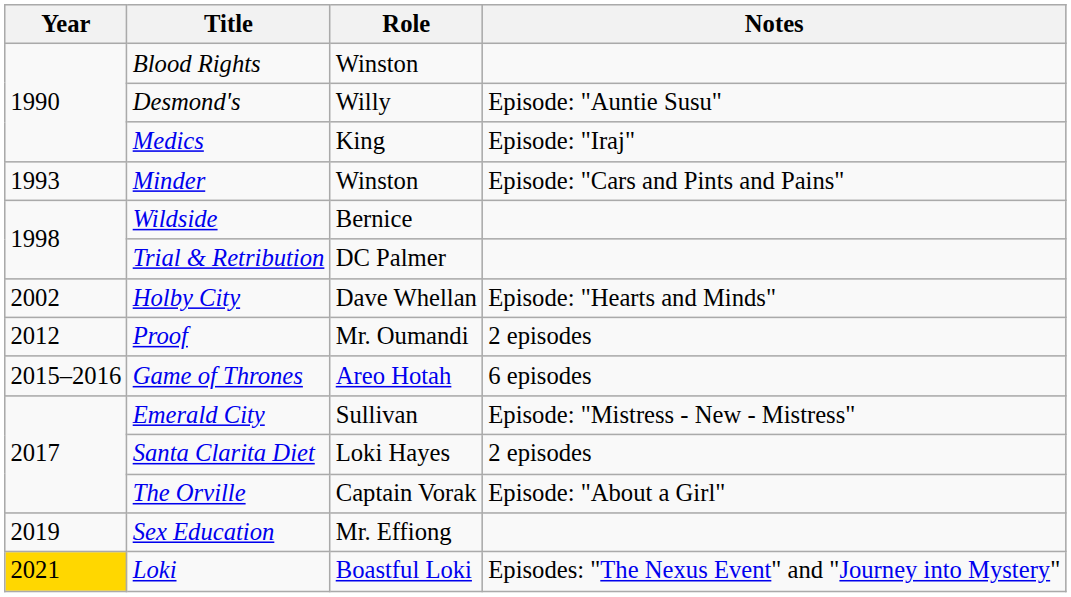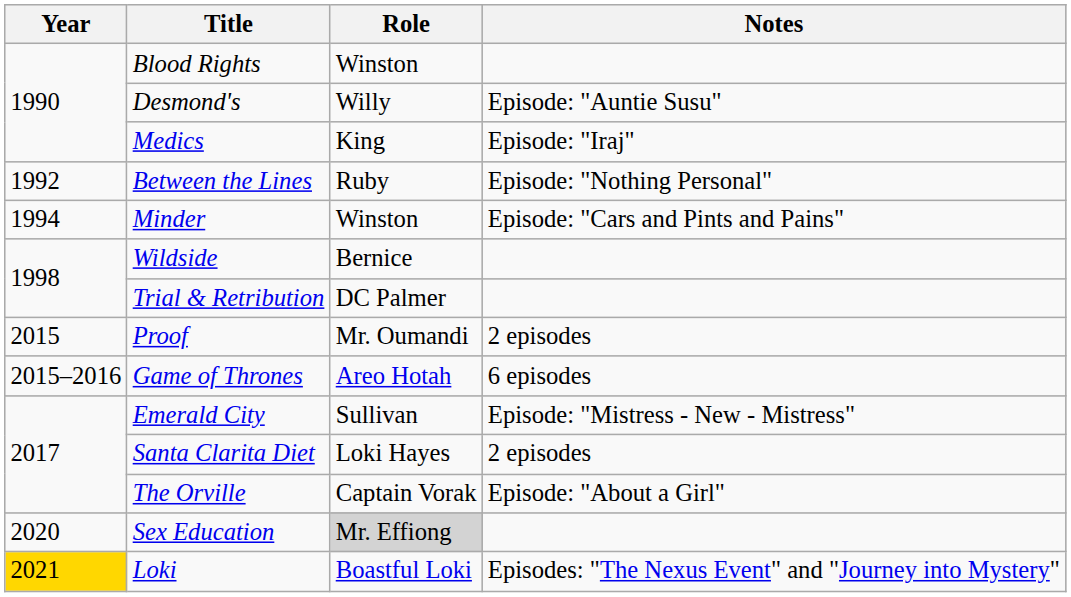+ row: (222, 180)
(35, 180) 1993 -> (35, 219) 1994
- row: (186, 297)
(35, 336) 2012 -> (35, 336) 2015
(35, 532) 2019 -> (35, 532) 2020
(394, 532) no background -> (394, 532) lightgrey background
